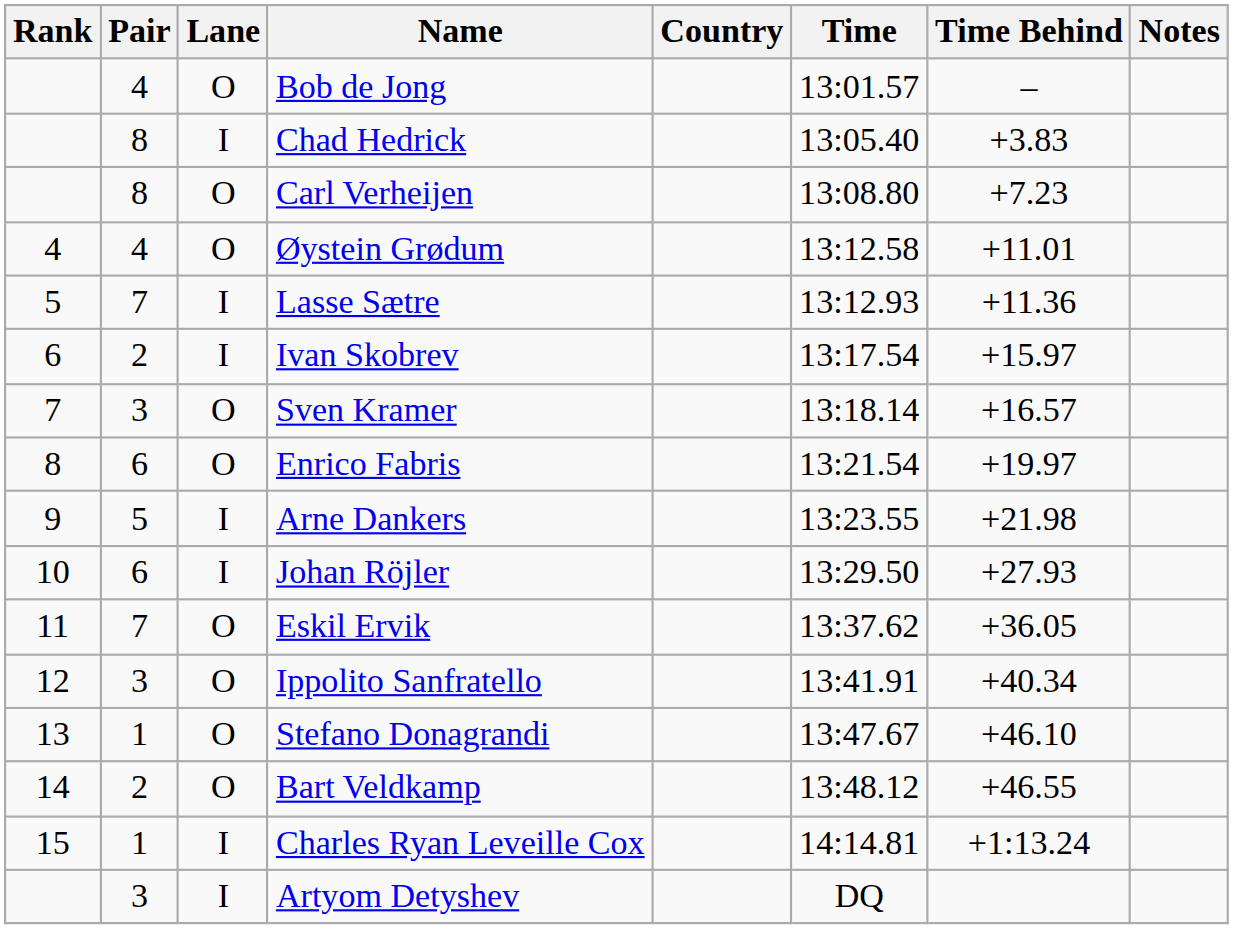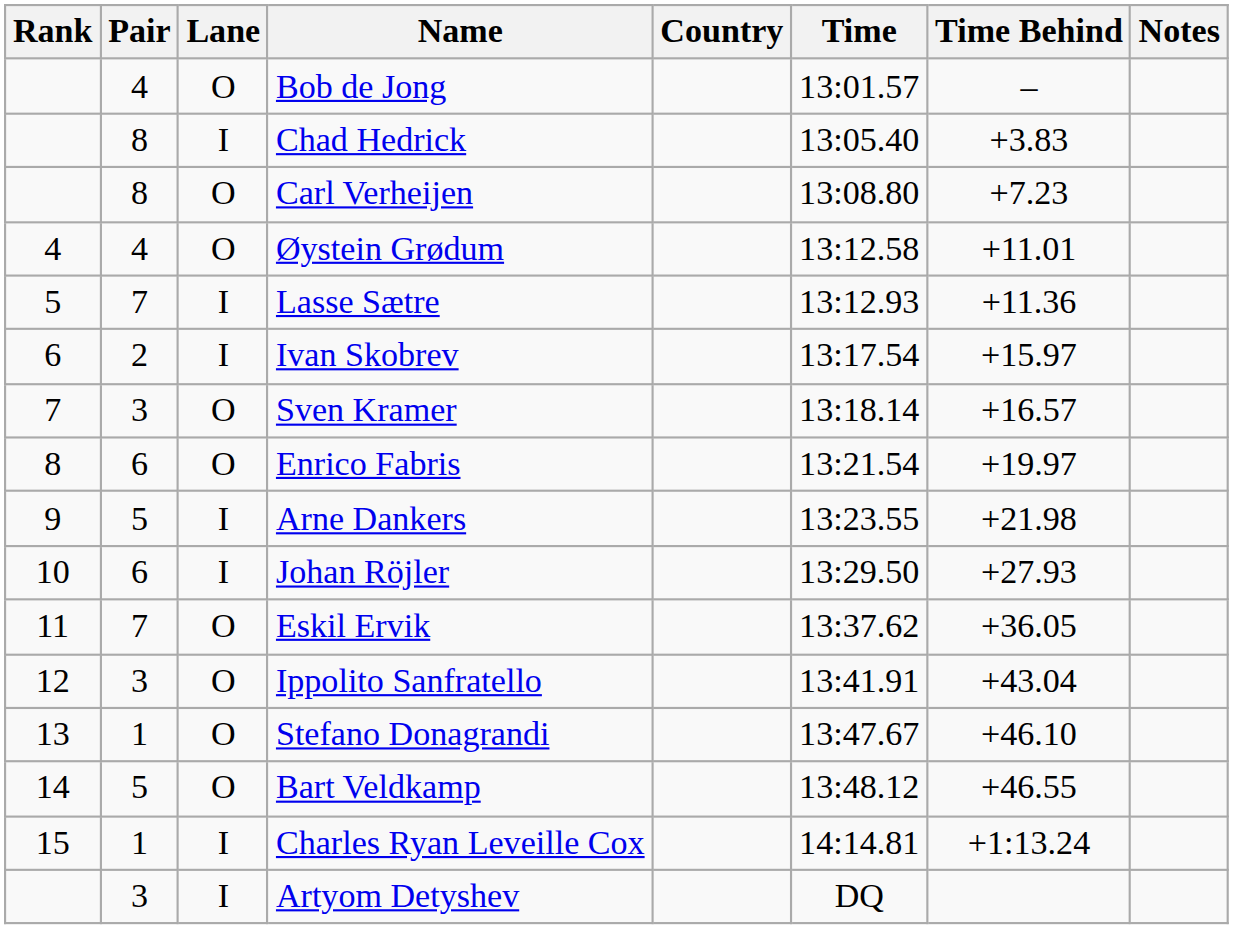(1029, 680) +40.34 -> (1029, 680) +43.04
(139, 788) 2 -> (139, 788) 5
